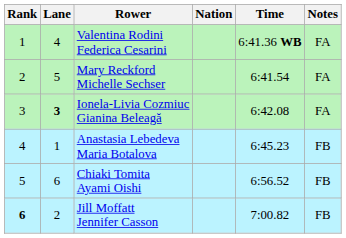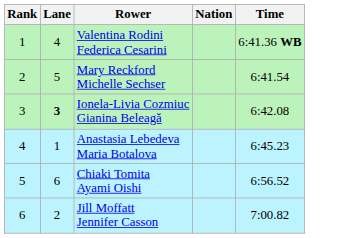- column: (323, 14)
(22, 215) bold -> (22, 215) normal
